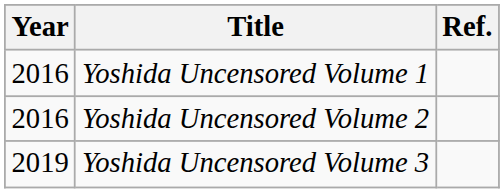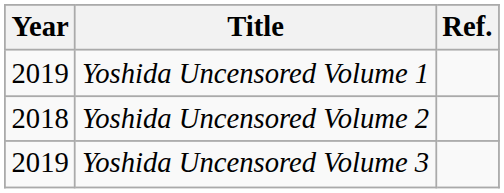(40, 72) 2016 -> (40, 72) 2019
(40, 118) 2016 -> (40, 118) 2018
